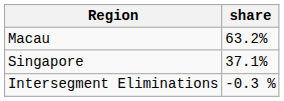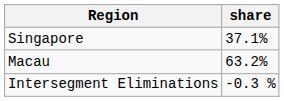rows swapped: (29, 39) <-> (46, 62)
